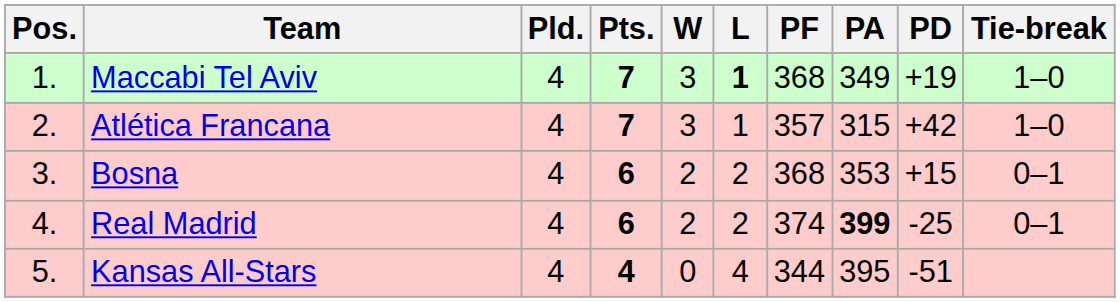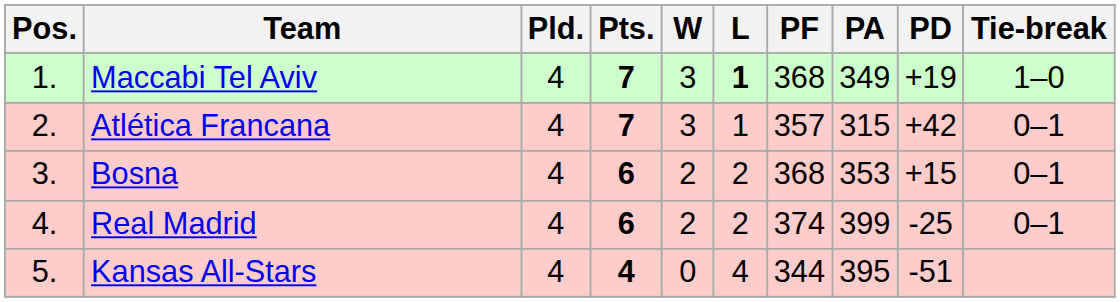(1039, 126) 1–0 -> (1039, 126) 0–1
(865, 223) bold -> (865, 223) normal
